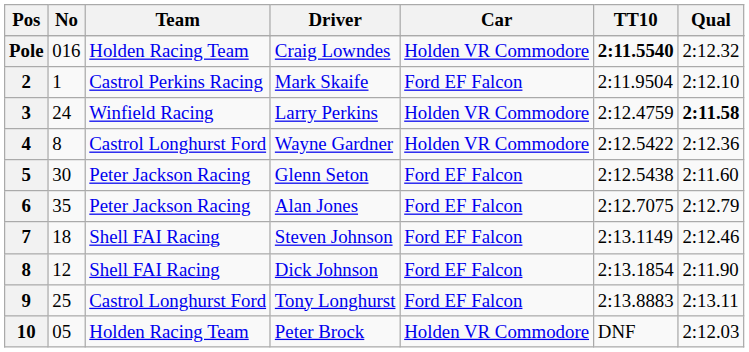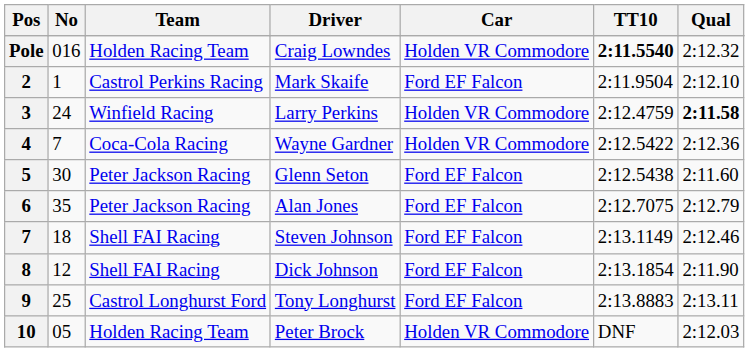(57, 144) 8 -> (57, 144) 7
(178, 144) Castrol Longhurst Ford -> (159, 144) Coca-Cola Racing
